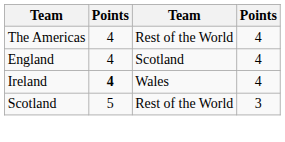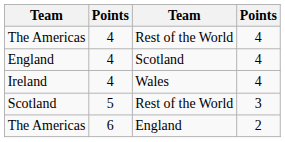(110, 81) bold -> (110, 81) normal
+ row: (46, 125)
